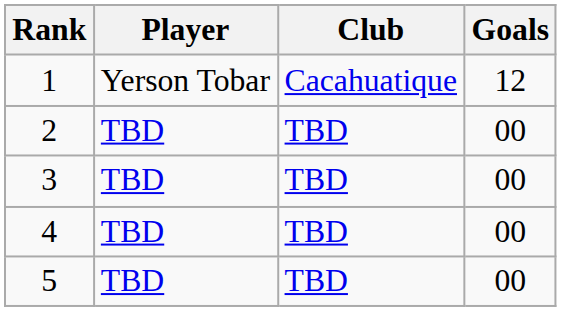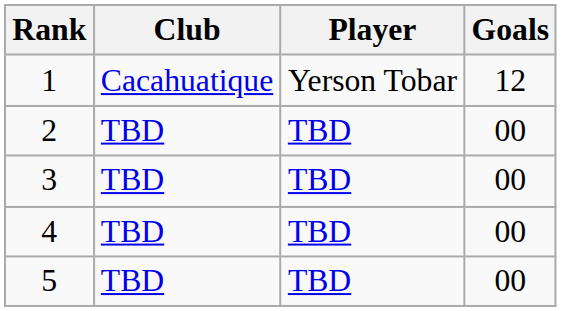columns swapped: (185, 29) <-> (371, 29)
